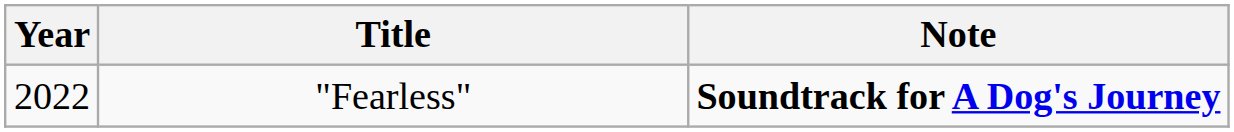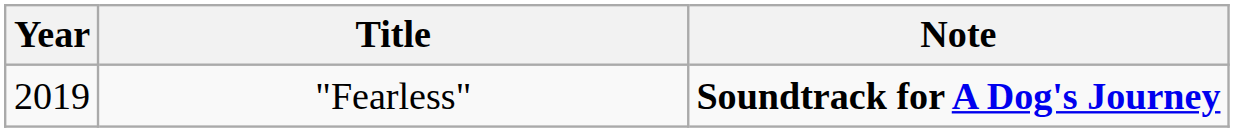(52, 95) 2022 -> (52, 95) 2019
